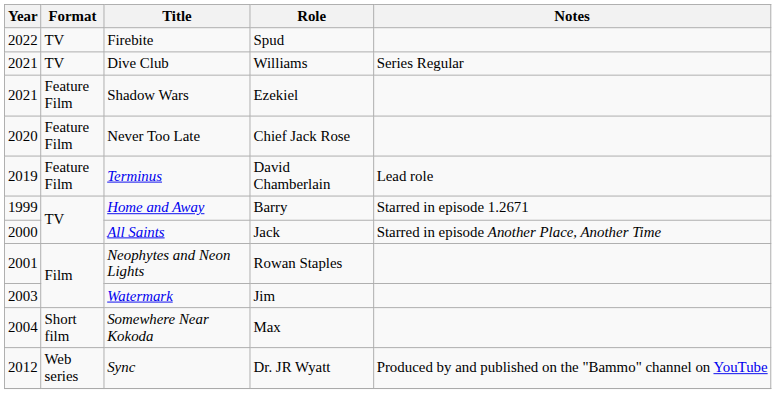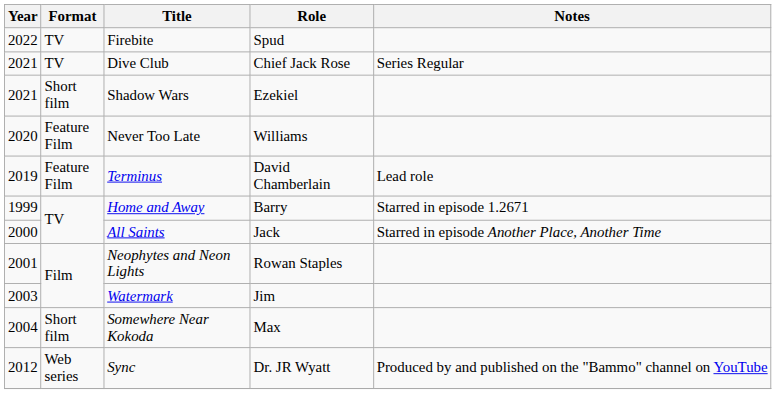(281, 63) Williams -> (302, 63) Chief Jack Rose
(67, 95) Feature Film -> (61, 95) Short film
(302, 135) Chief Jack Rose -> (281, 135) Williams
